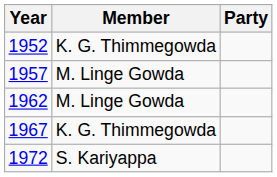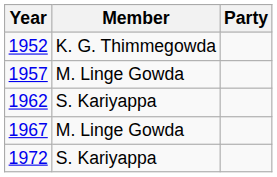(120, 102) M. Linge Gowda -> (106, 102) S. Kariyappa
(136, 130) K. G. Thimmegowda -> (120, 130) M. Linge Gowda
